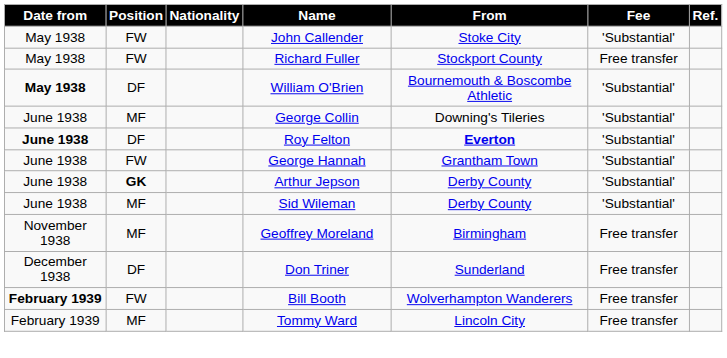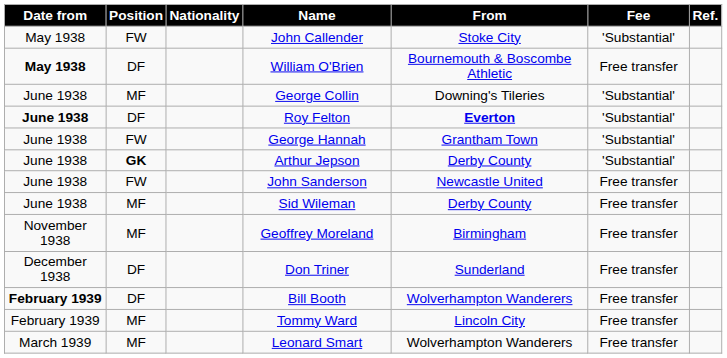- row: (317, 59)
(639, 88) 'Substantial' -> (639, 66) Free transfer
+ row: (317, 182)
(639, 204) 'Substantial' -> (639, 204) Free transfer
(136, 299) FW -> (136, 299) DF
+ row: (317, 342)
